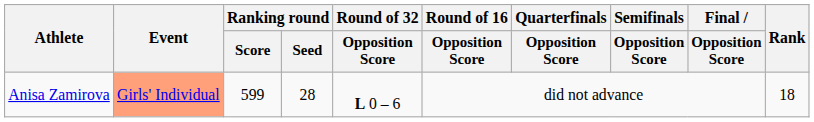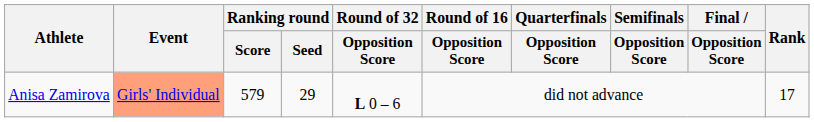(253, 94) 599 -> (253, 94) 579
(307, 94) 28 -> (307, 94) 29
(787, 94) 18 -> (787, 94) 17
